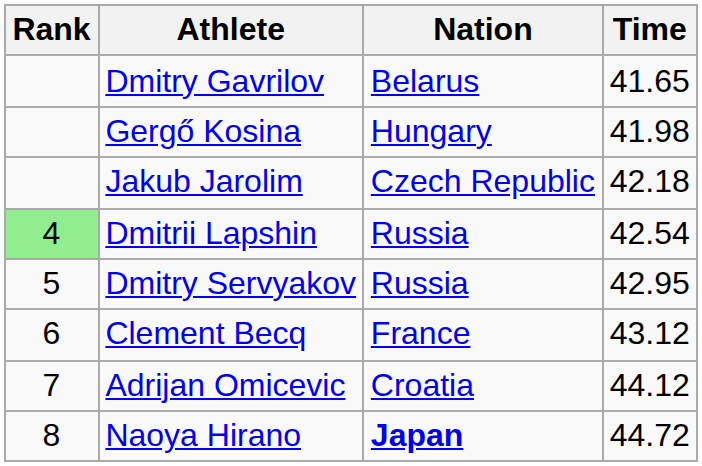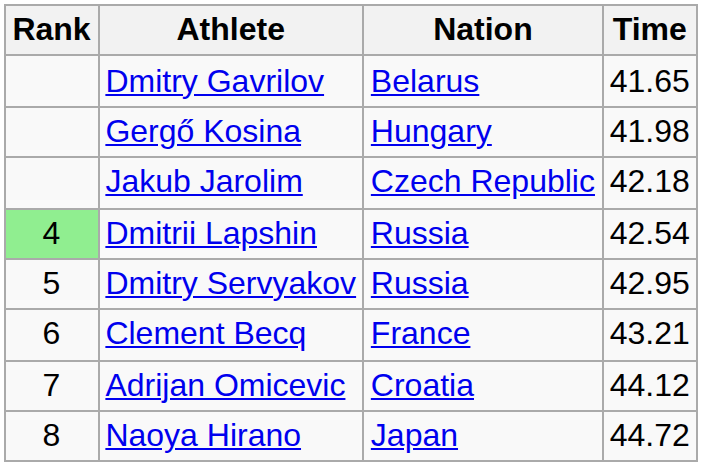(650, 334) 43.12 -> (650, 334) 43.21
(417, 435) bold -> (414, 435) normal
